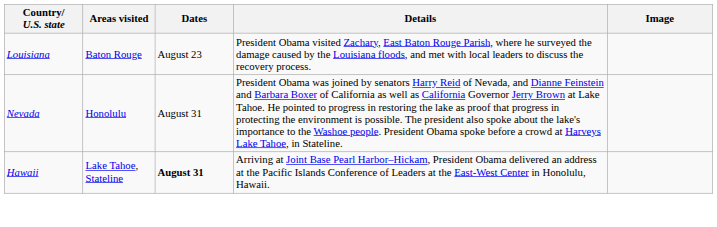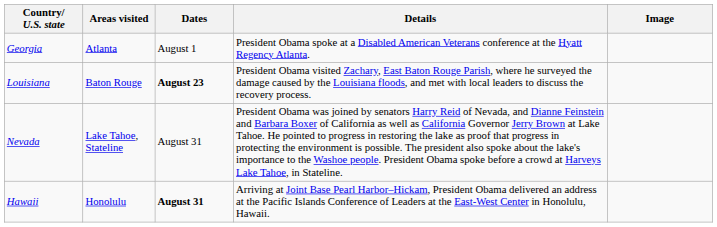+ row: (25, 48)
(180, 54) normal -> (181, 83) bold
(106, 113) Honolulu -> (112, 142) Lake Tahoe, Stateline
(112, 172) Lake Tahoe, Stateline -> (106, 201) Honolulu
